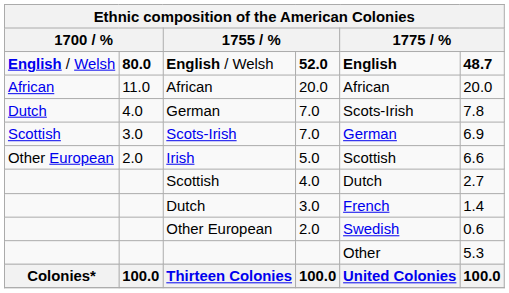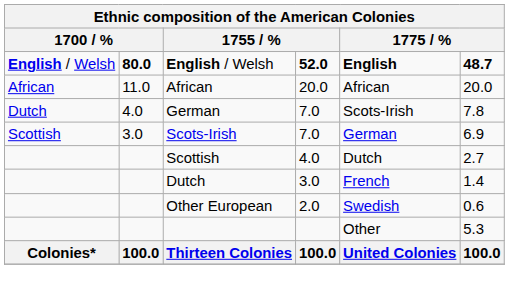- row: (180, 158)
